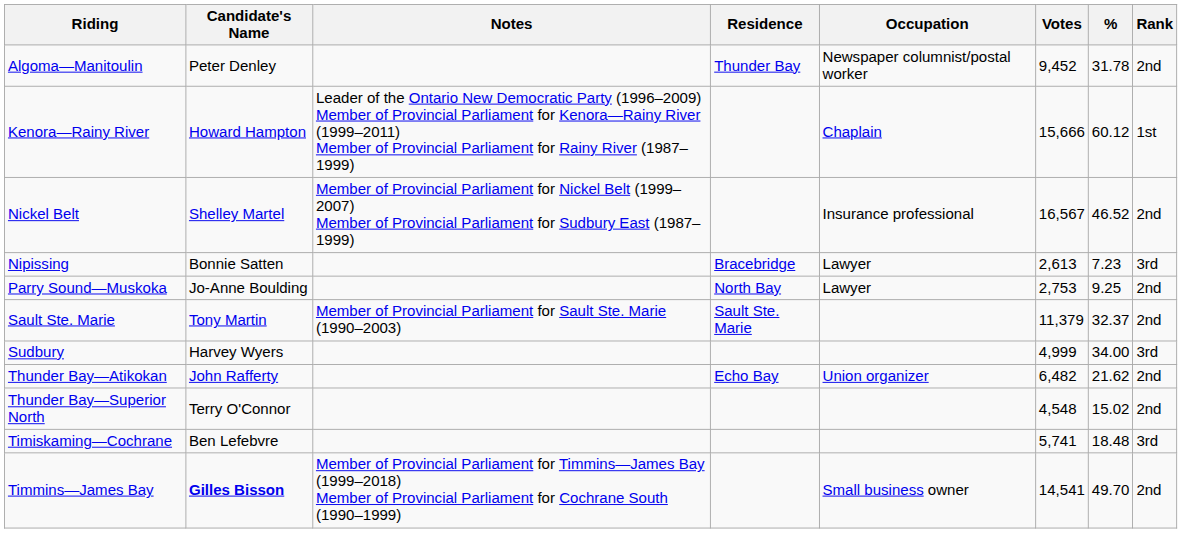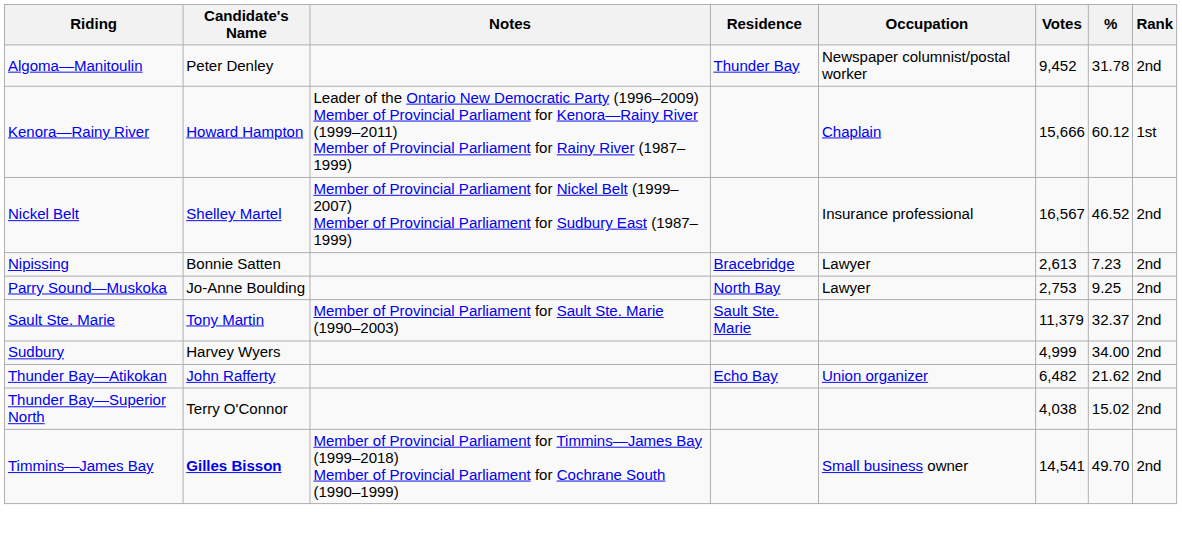(1147, 264) 3rd -> (1149, 264) 2nd
(1147, 352) 3rd -> (1149, 352) 2nd
(1058, 408) 4,548 -> (1058, 408) 4,038
- row: (90, 441)
